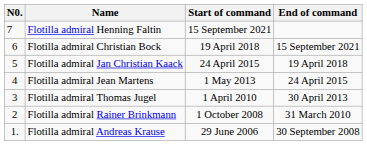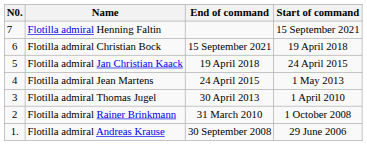columns swapped: (230, 13) <-> (318, 13)
